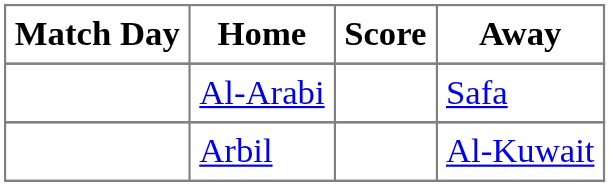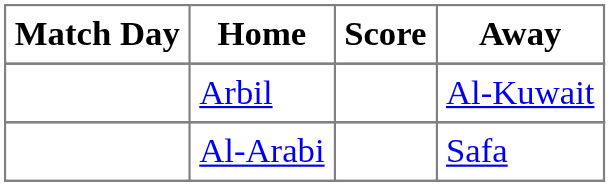rows swapped: (262, 92) <-> (236, 150)
